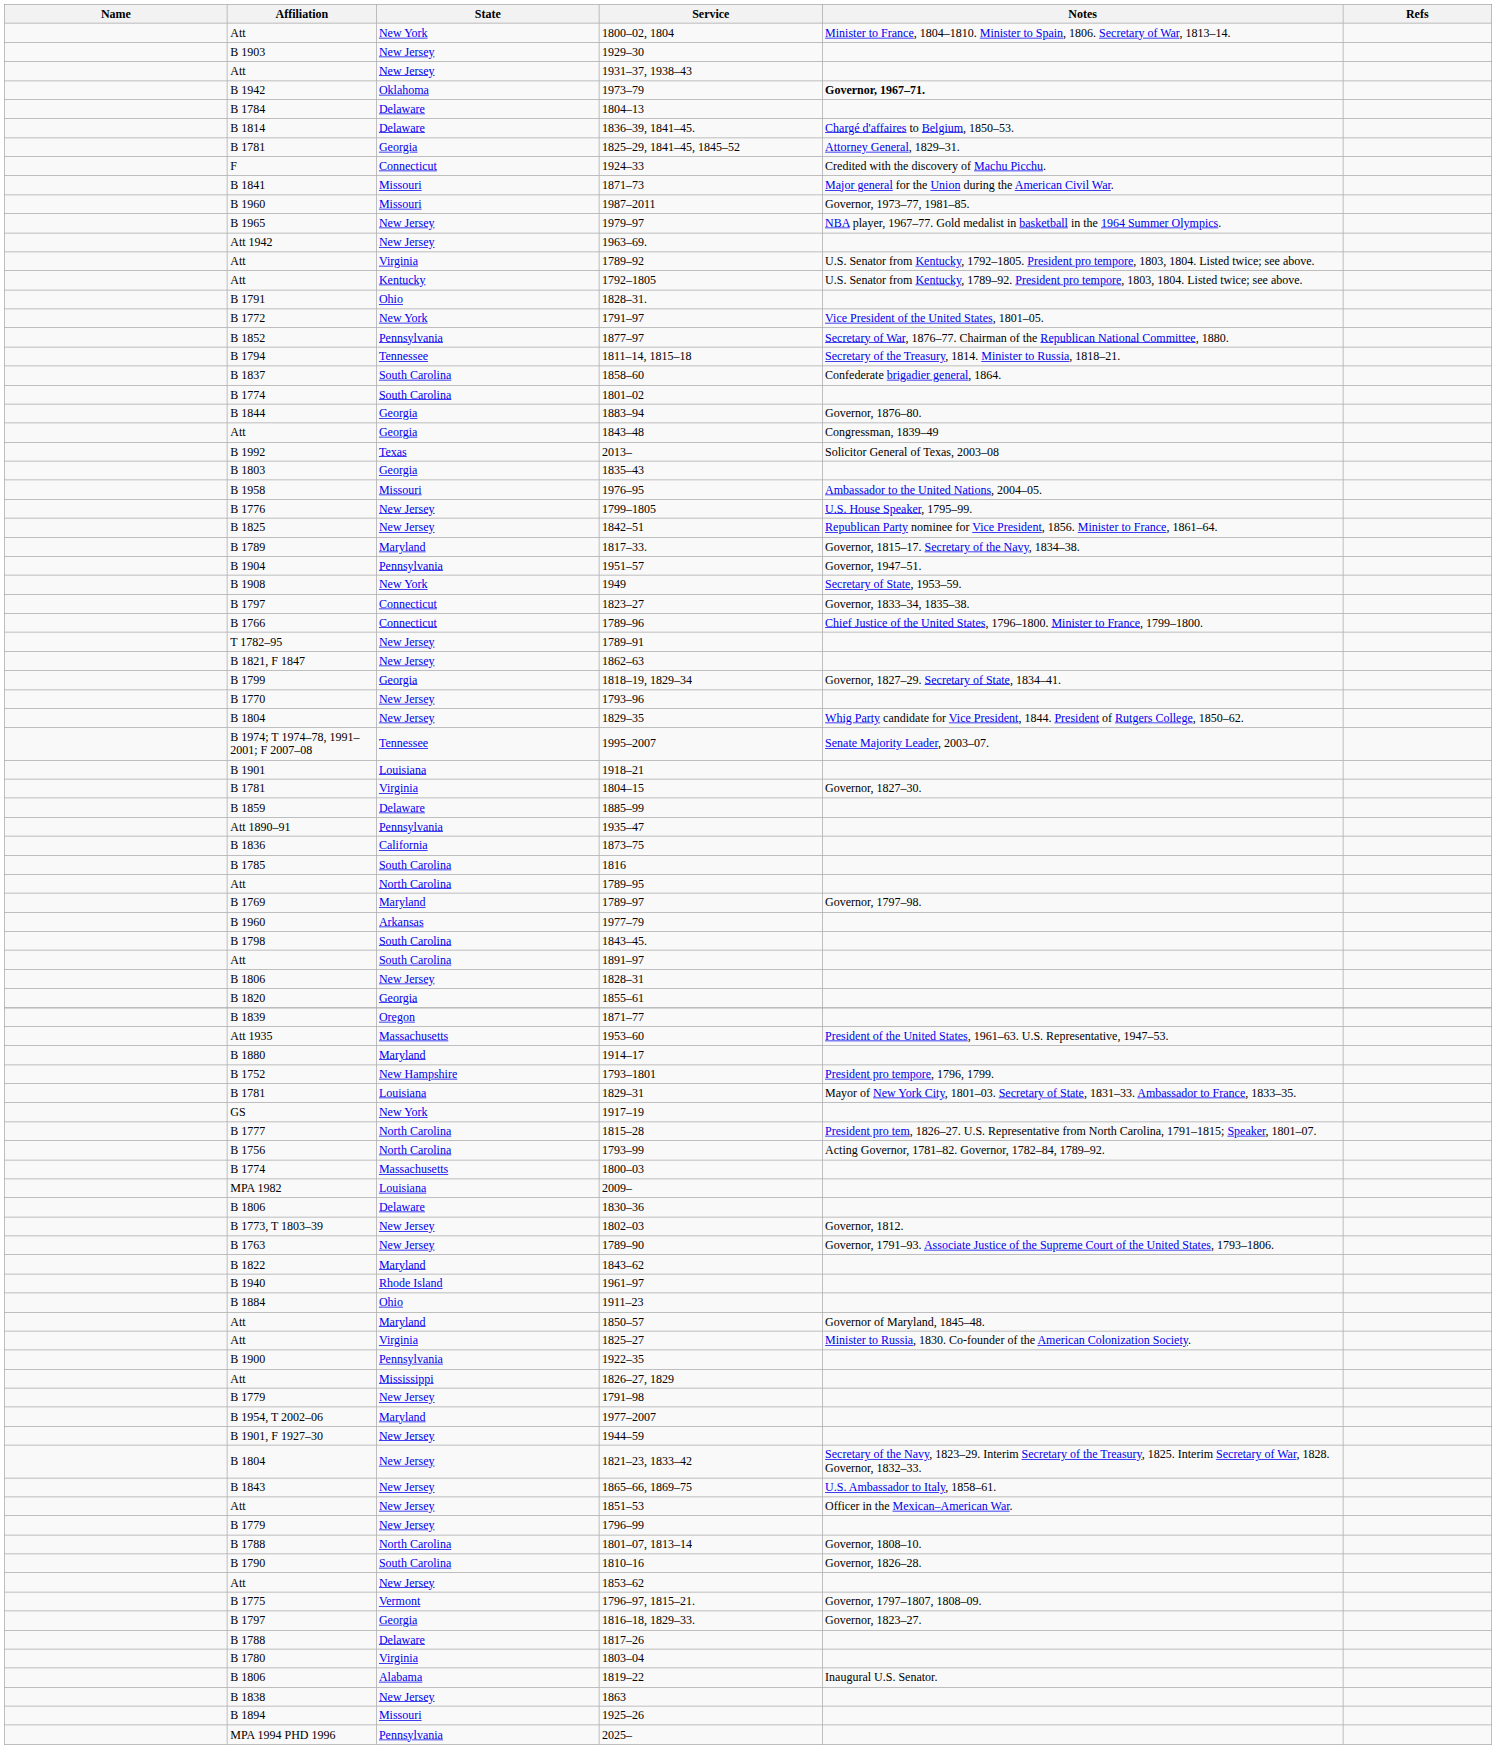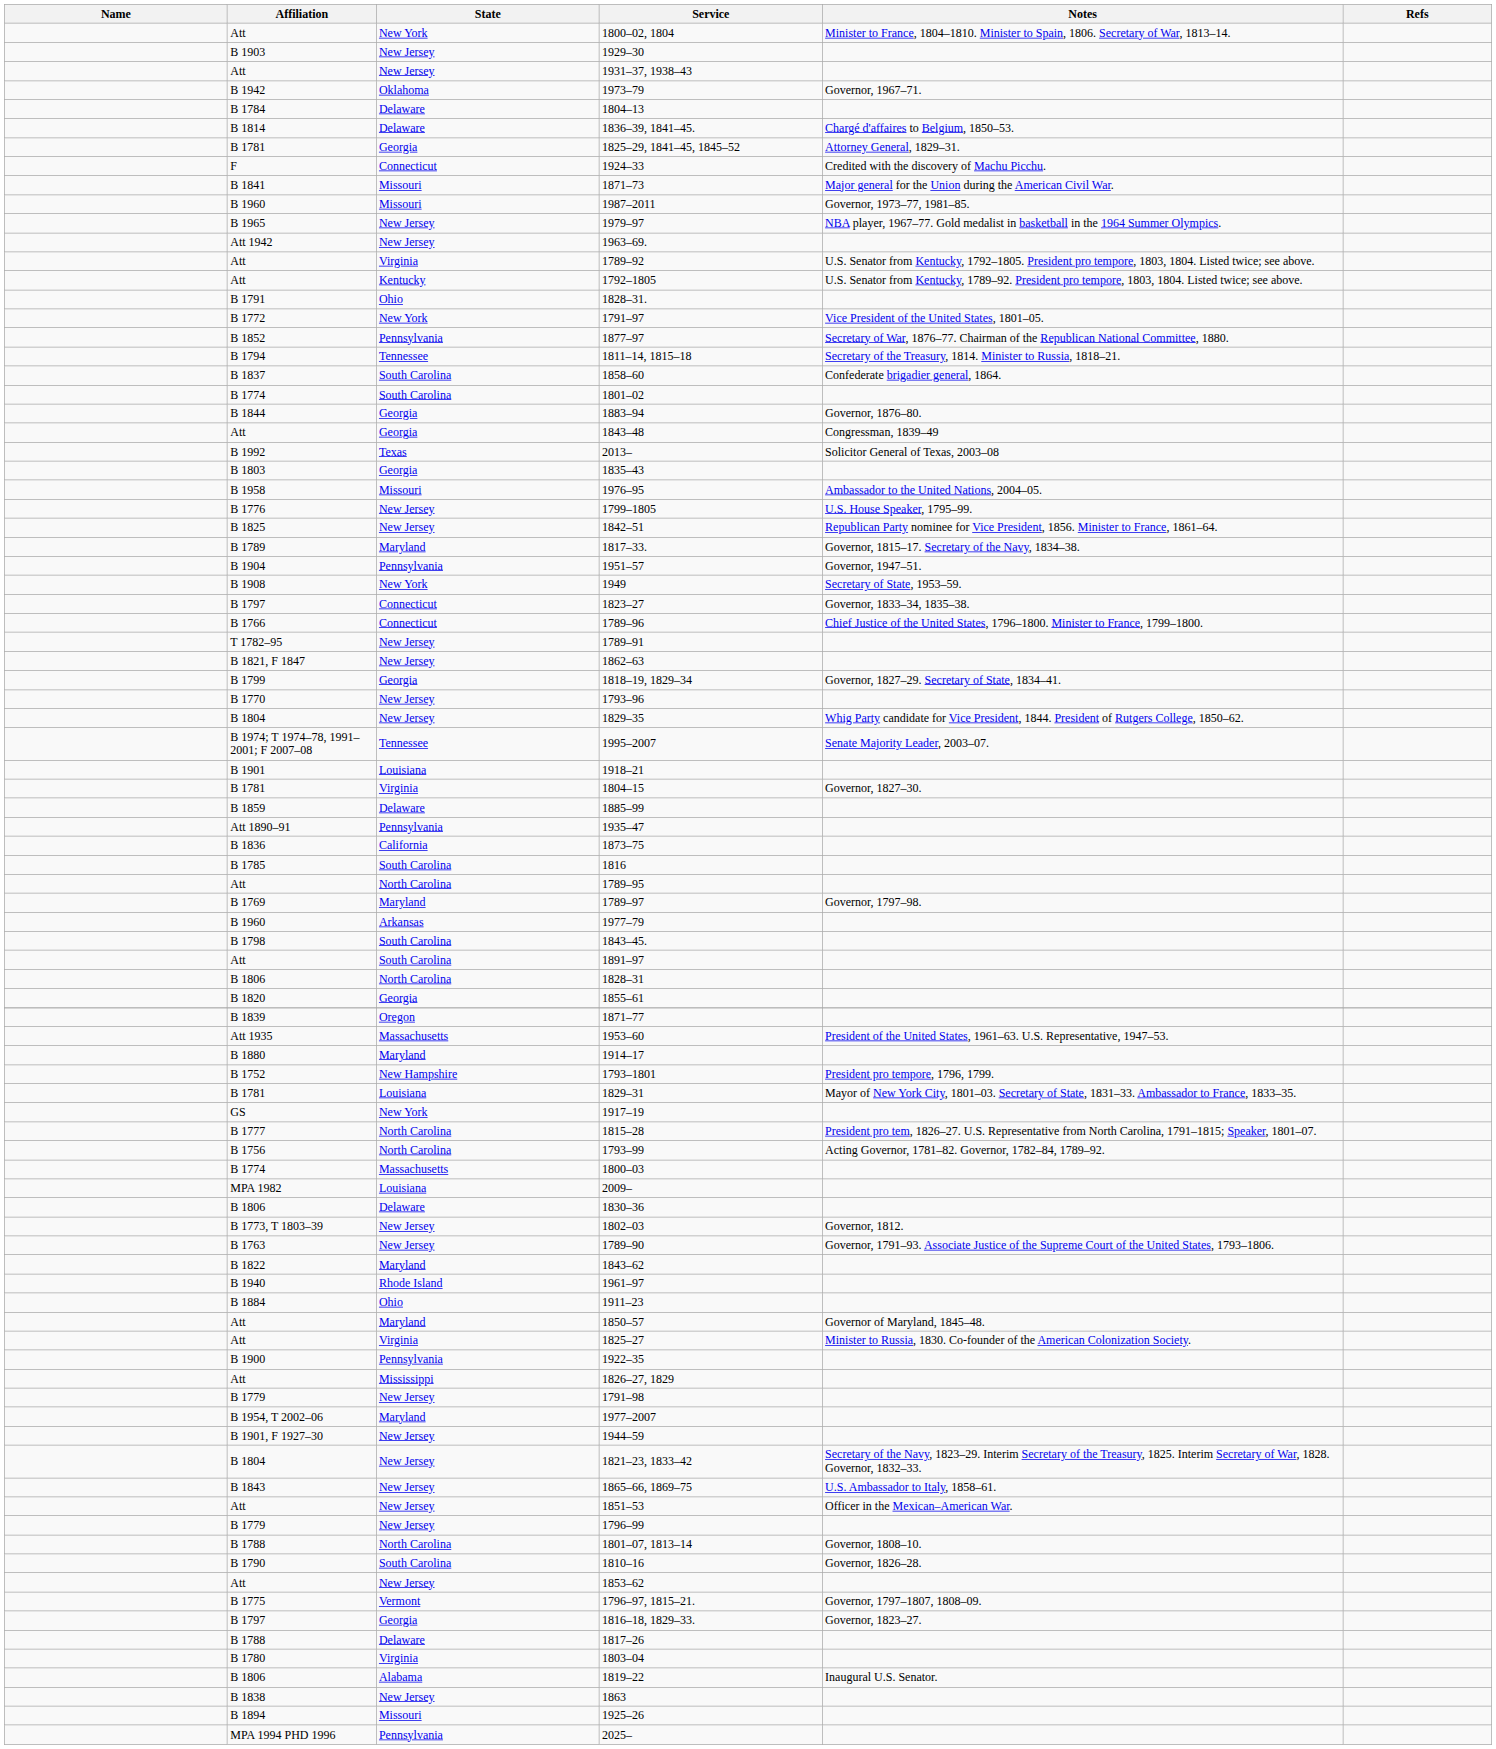(875, 90) bold -> (873, 90) normal
(407, 979) New Jersey -> (415, 979) North Carolina
